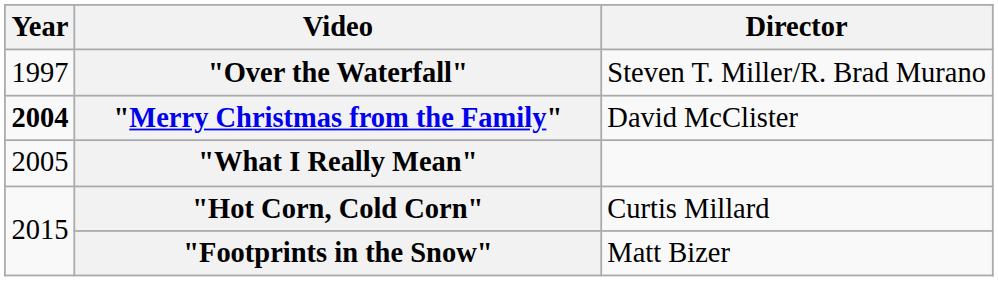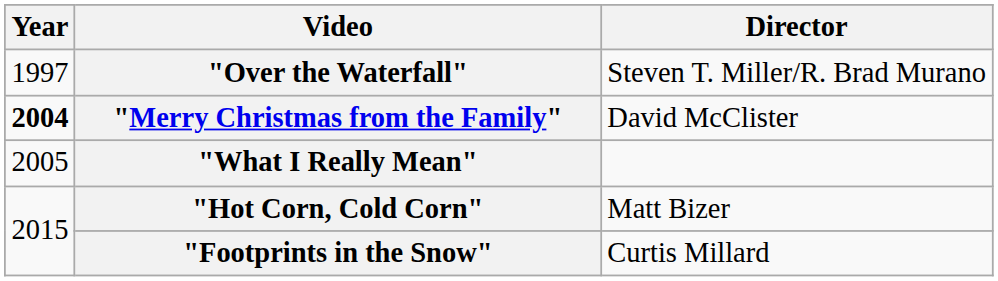(688, 207) Curtis Millard -> (669, 207) Matt Bizer
(669, 252) Matt Bizer -> (688, 252) Curtis Millard
